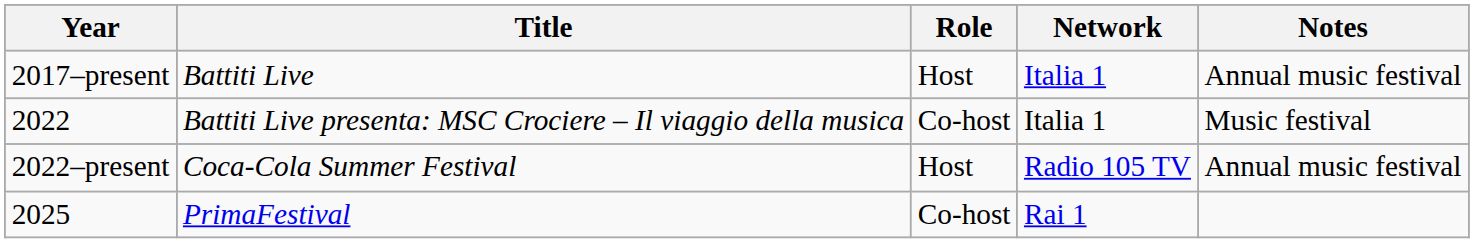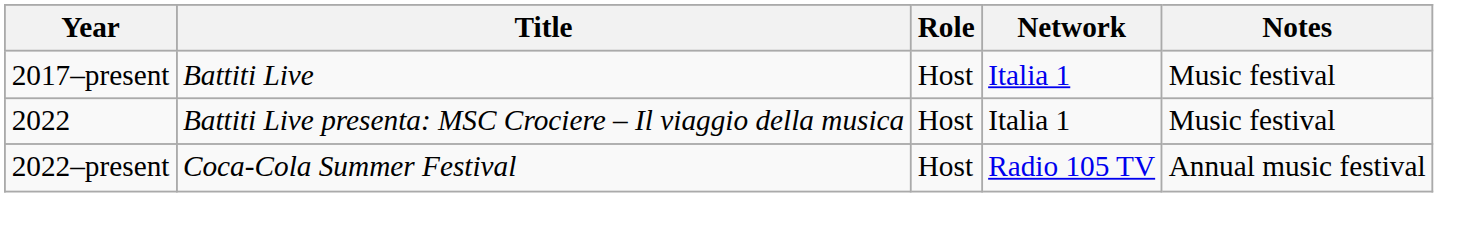(1333, 74) Annual music festival -> (1252, 74) Music festival
(964, 120) Co-host -> (945, 120) Host
- row: (41, 213)
